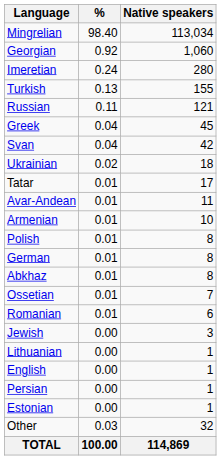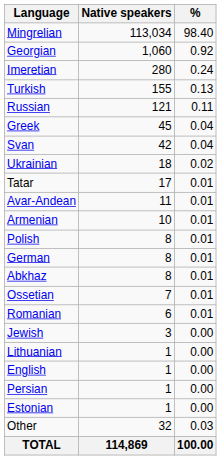columns swapped: (168, 13) <-> (100, 13)
